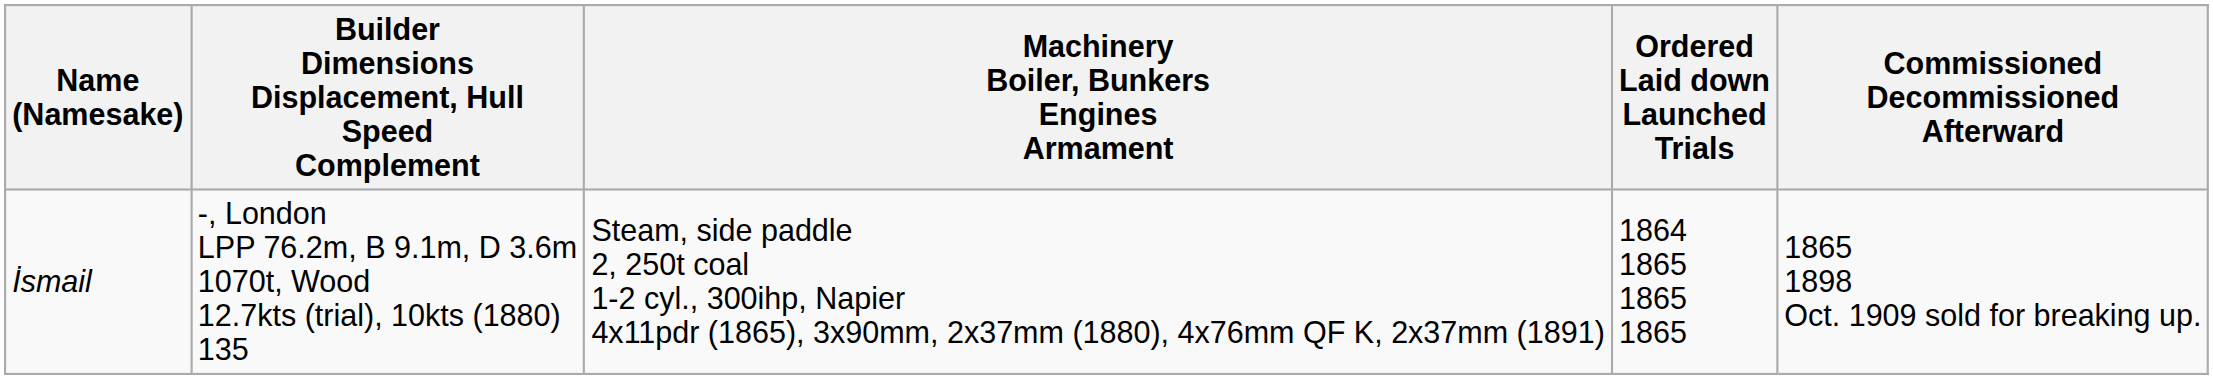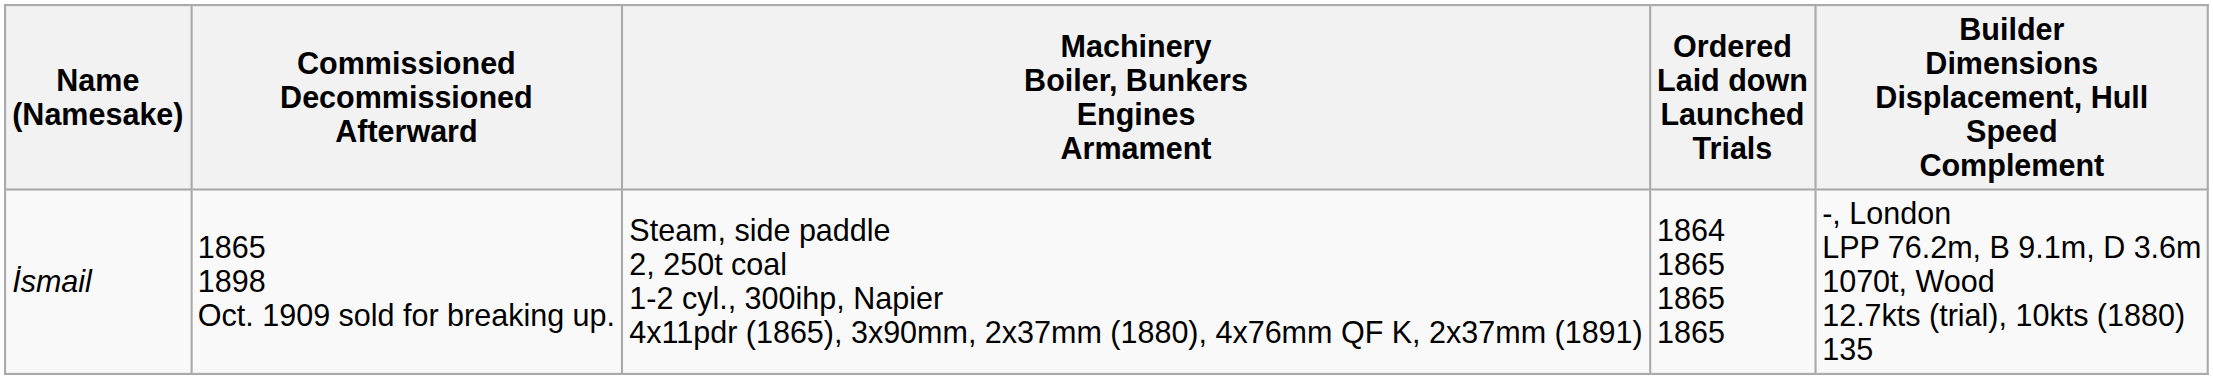columns swapped: (387, 97) <-> (1993, 97)
